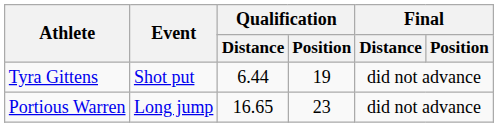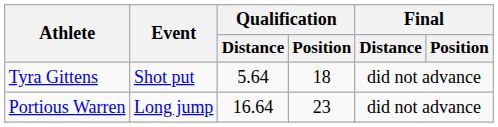(253, 77) 6.44 -> (253, 77) 5.64
(322, 77) 19 -> (322, 77) 18
(253, 107) 16.65 -> (253, 107) 16.64
